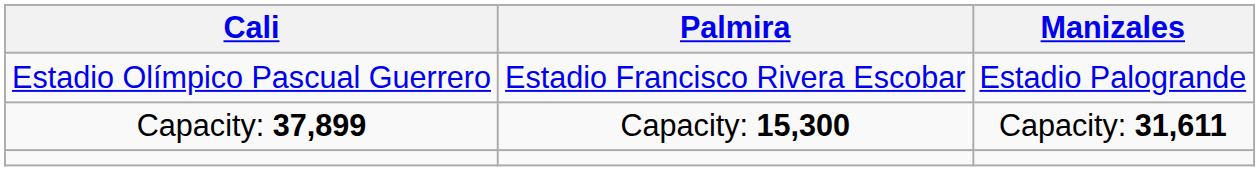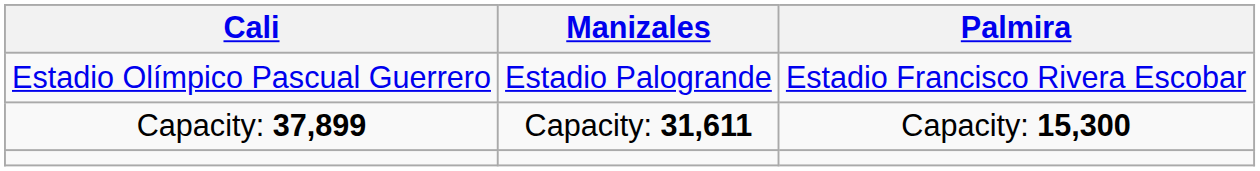columns swapped: (735, 28) <-> (1113, 28)
